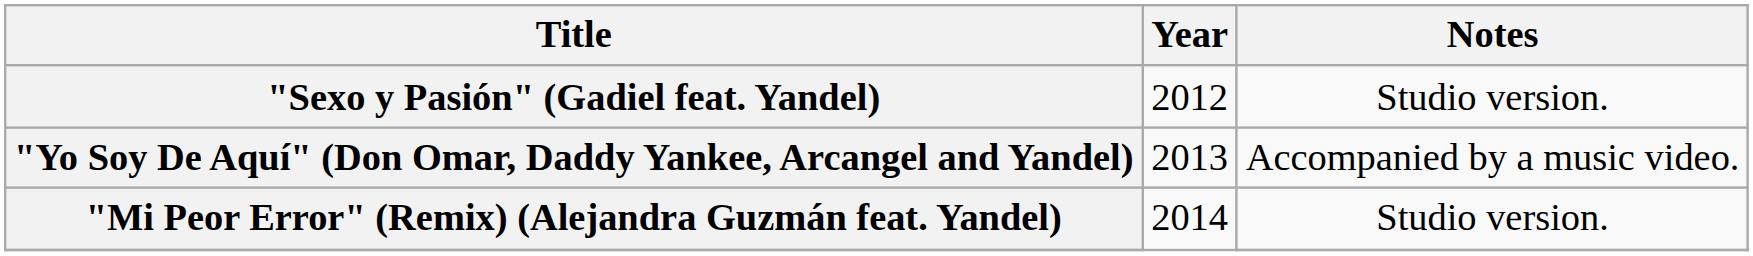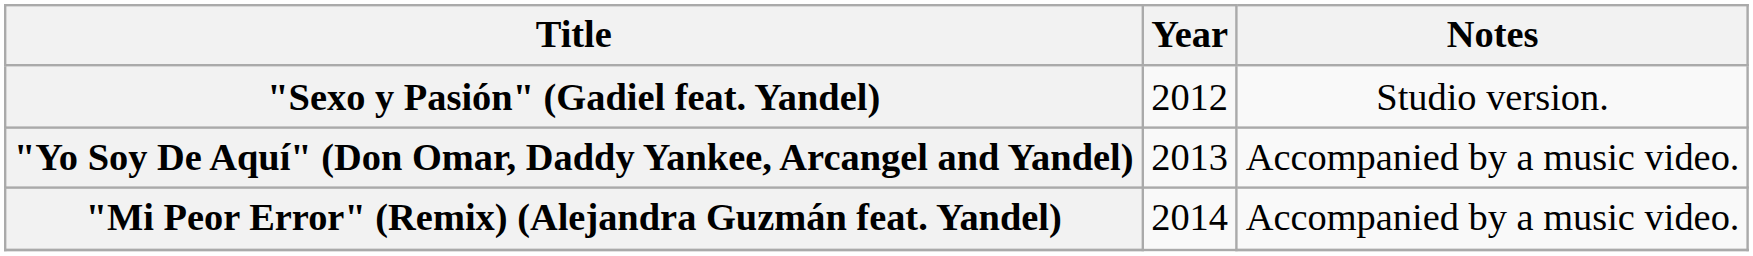(1493, 217) Studio version. -> (1493, 217) Accompanied by a music video.
